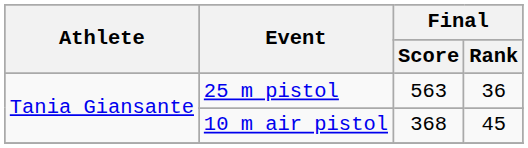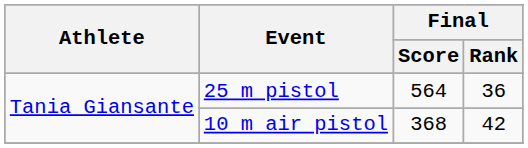(429, 91) 563 -> (429, 91) 564
(494, 125) 45 -> (494, 125) 42
